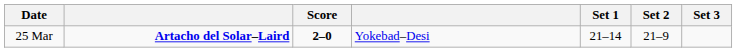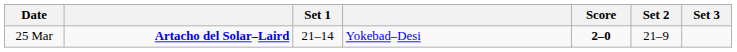columns swapped: (322, 15) <-> (606, 15)
